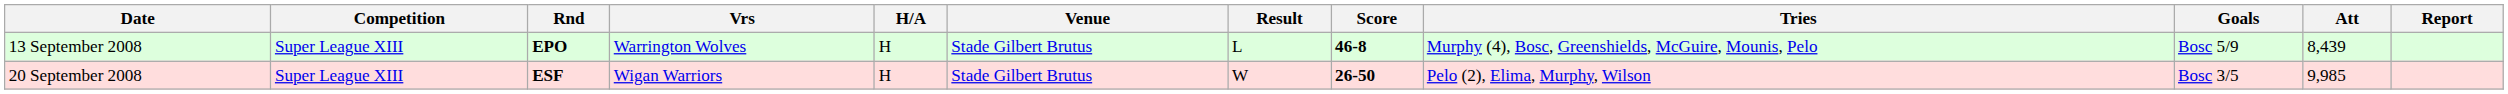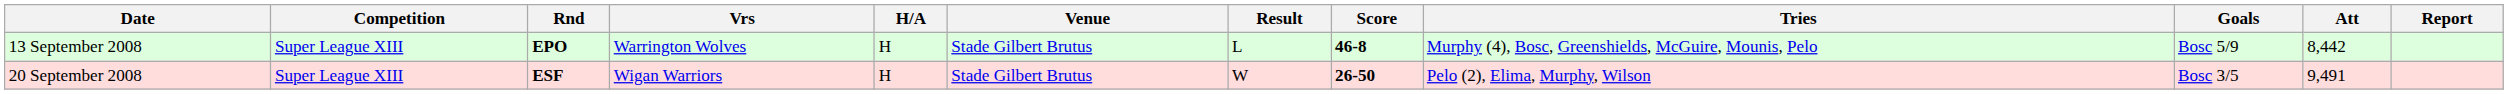(2326, 46) 8,439 -> (2326, 46) 8,442
(2326, 74) 9,985 -> (2326, 74) 9,491
